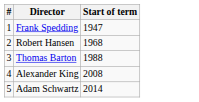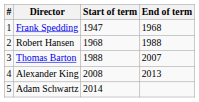+ column: (167, 12)
